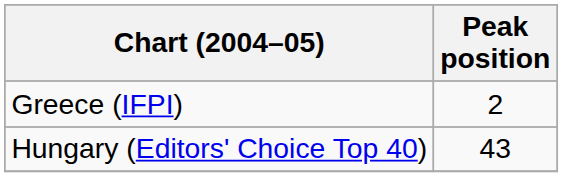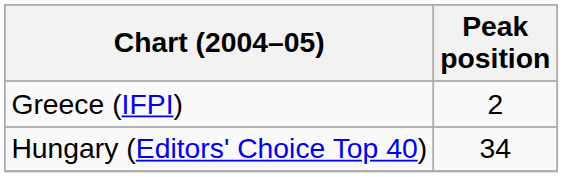(495, 148) 43 -> (495, 148) 34
